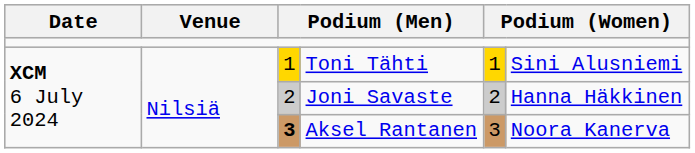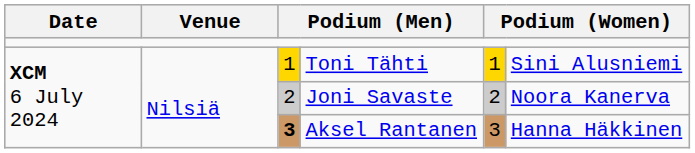(597, 98) Hanna Häkkinen -> (590, 98) Noora Kanerva
(590, 131) Noora Kanerva -> (597, 131) Hanna Häkkinen
